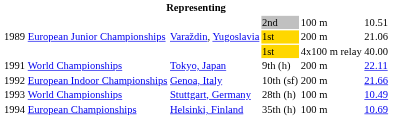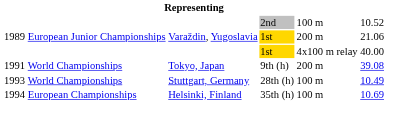(376, 22) 10.51 -> (372, 22) 10.52
(376, 66) 22.11 -> (372, 66) 39.08
- row: (15, 80)
